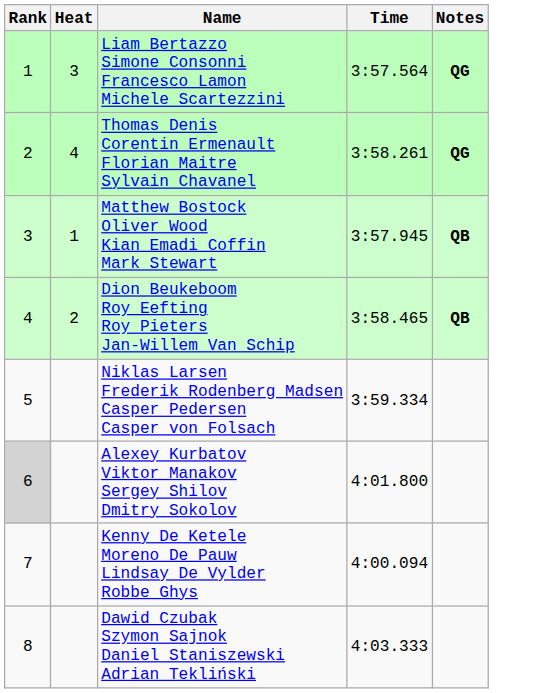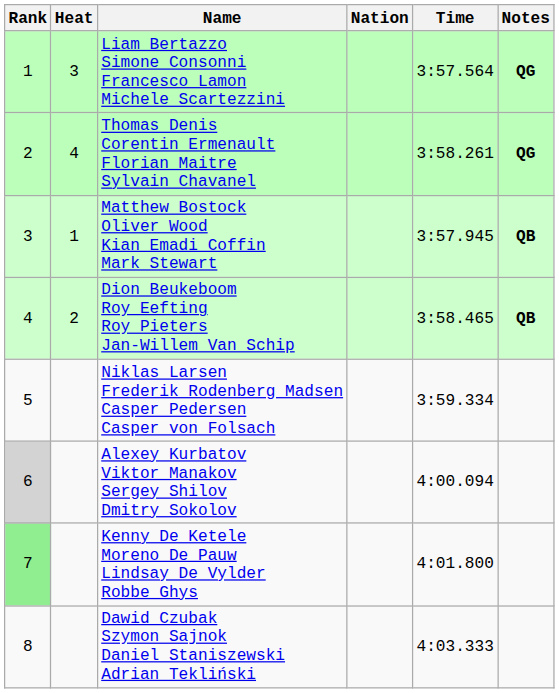+ column: (380, 18)
(389, 482) 4:01.800 -> (455, 482) 4:00.094
(28, 564) no background -> (28, 564) lightgreen background
(389, 564) 4:00.094 -> (455, 564) 4:01.800
